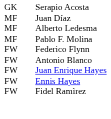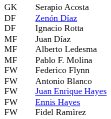+ row: (56, 18)
+ row: (59, 28)
